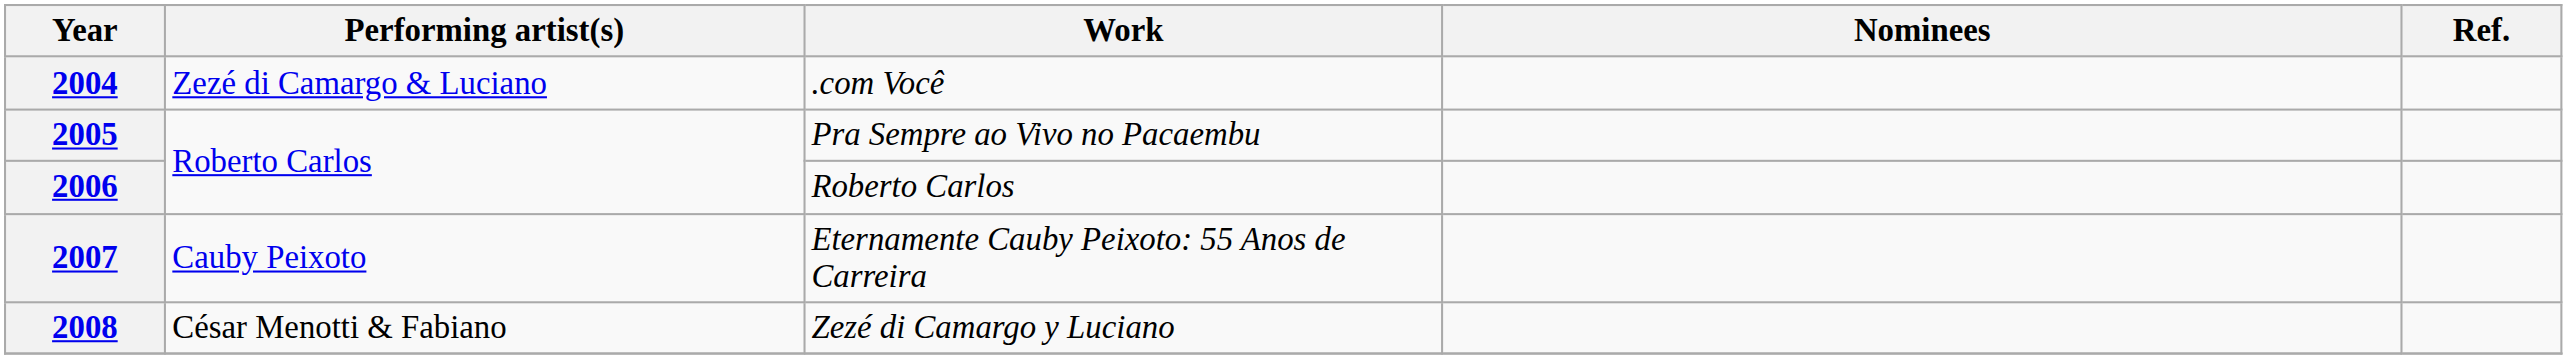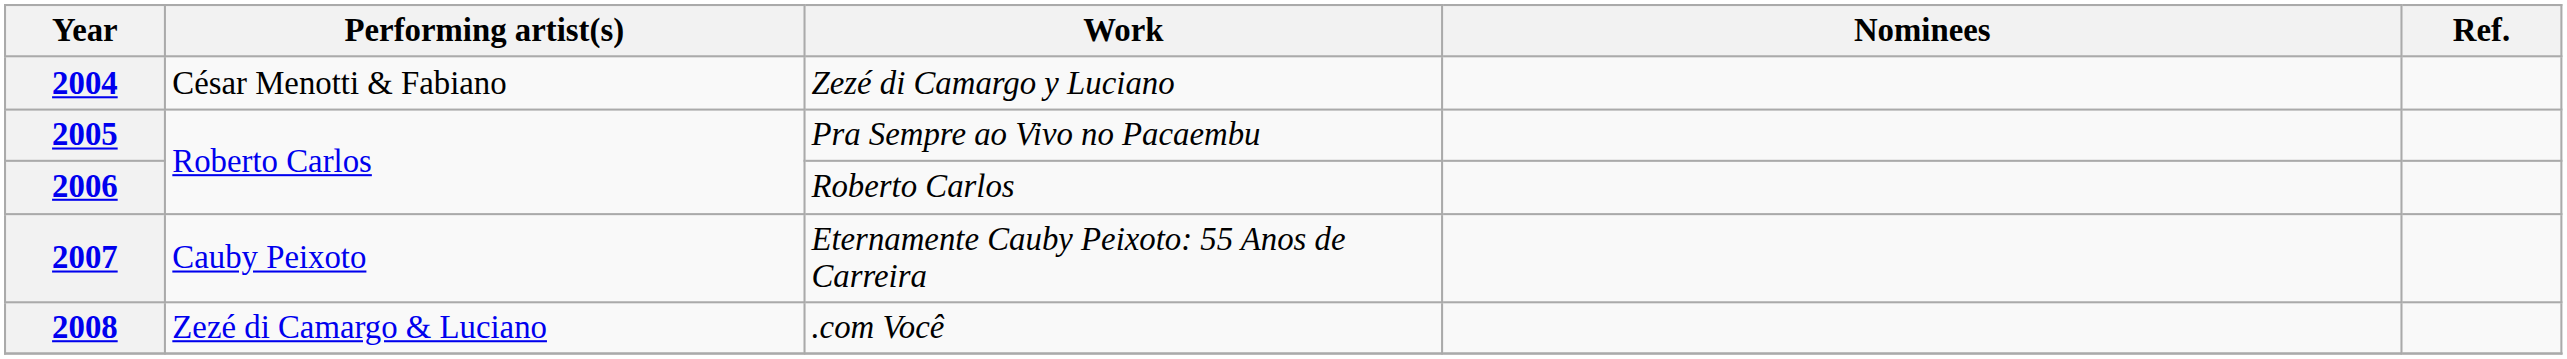(360, 82) Zezé di Camargo & Luciano -> (339, 82) César Menotti & Fabiano
(878, 82) .com Você -> (993, 82) Zezé di Camargo y Luciano
(339, 327) César Menotti & Fabiano -> (360, 327) Zezé di Camargo & Luciano
(993, 327) Zezé di Camargo y Luciano -> (878, 327) .com Você
